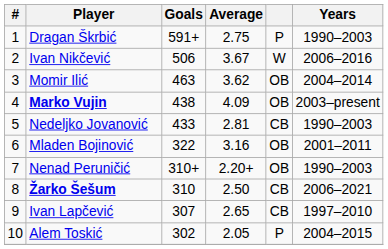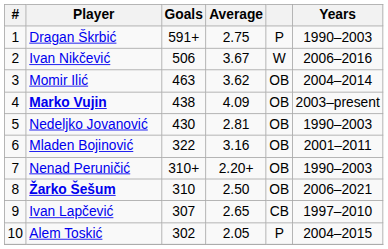(184, 124) 433 -> (184, 124) 430
(279, 124) CB -> (279, 124) OB
(279, 189) CB -> (279, 189) OB
